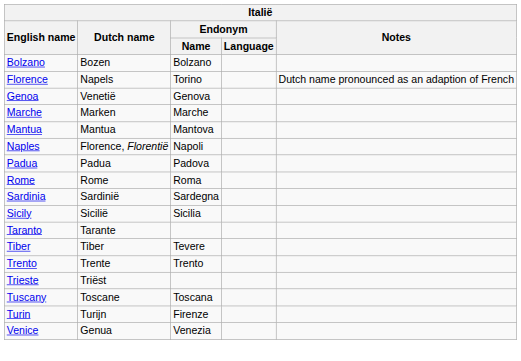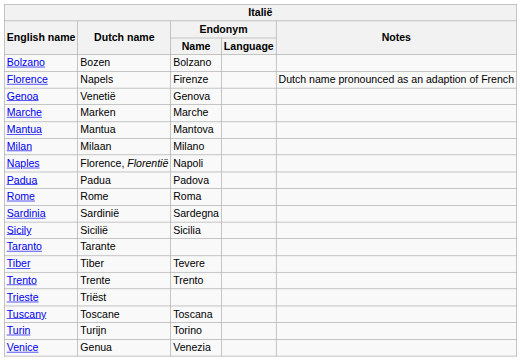(188, 79) Torino -> (191, 79) Firenze
+ row: (19, 146)
(191, 314) Firenze -> (188, 331) Torino
